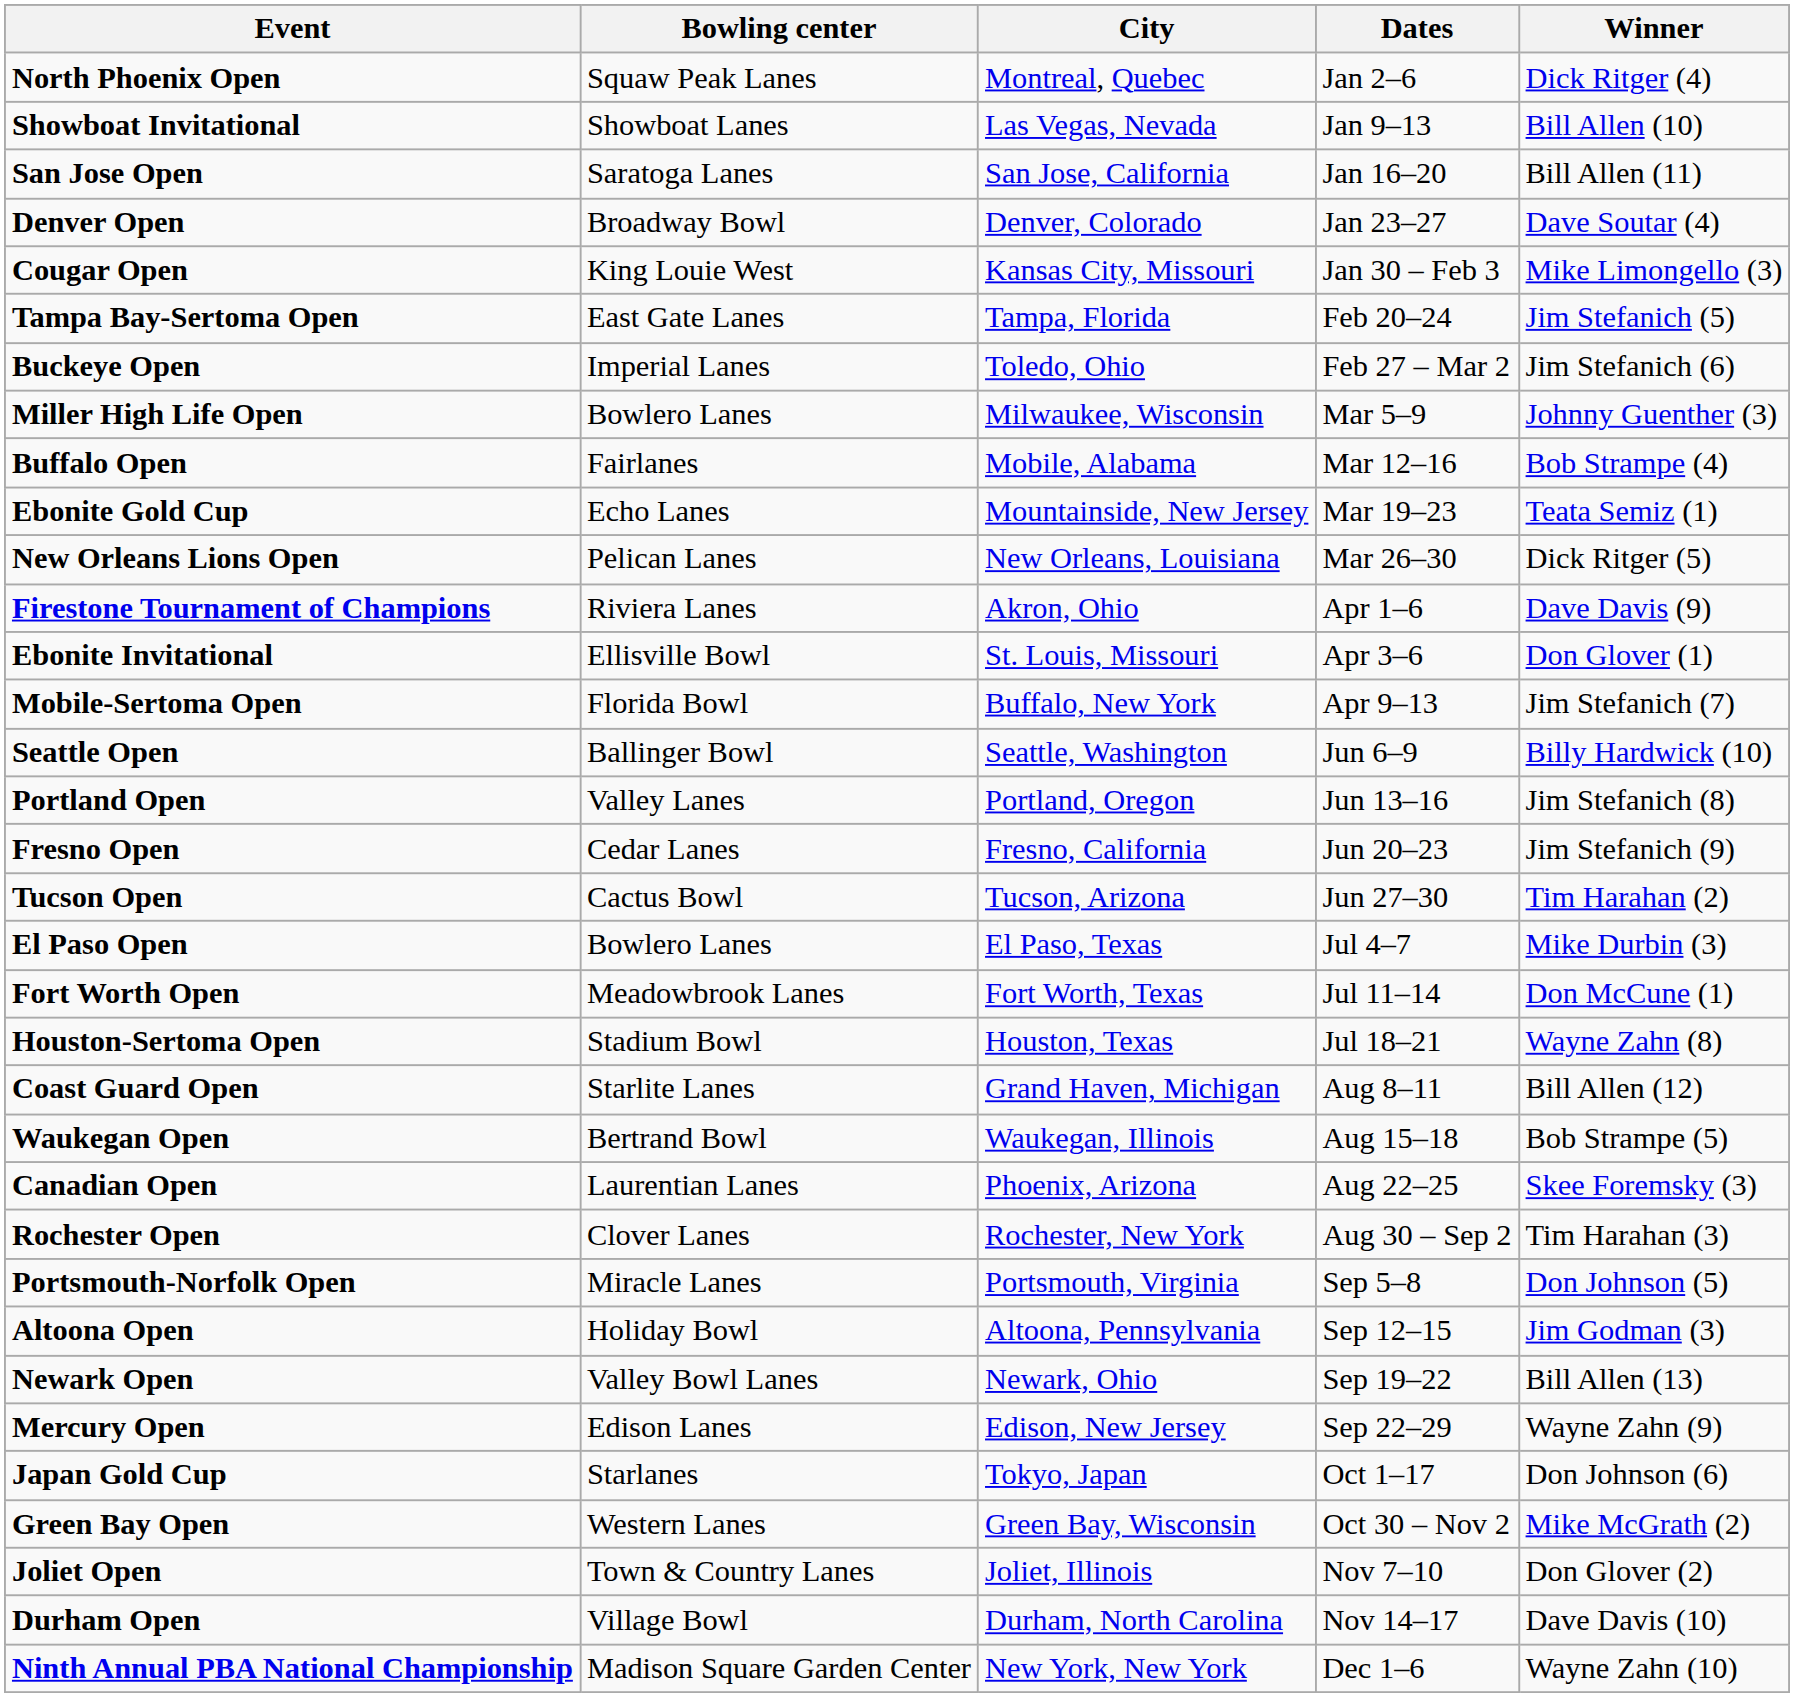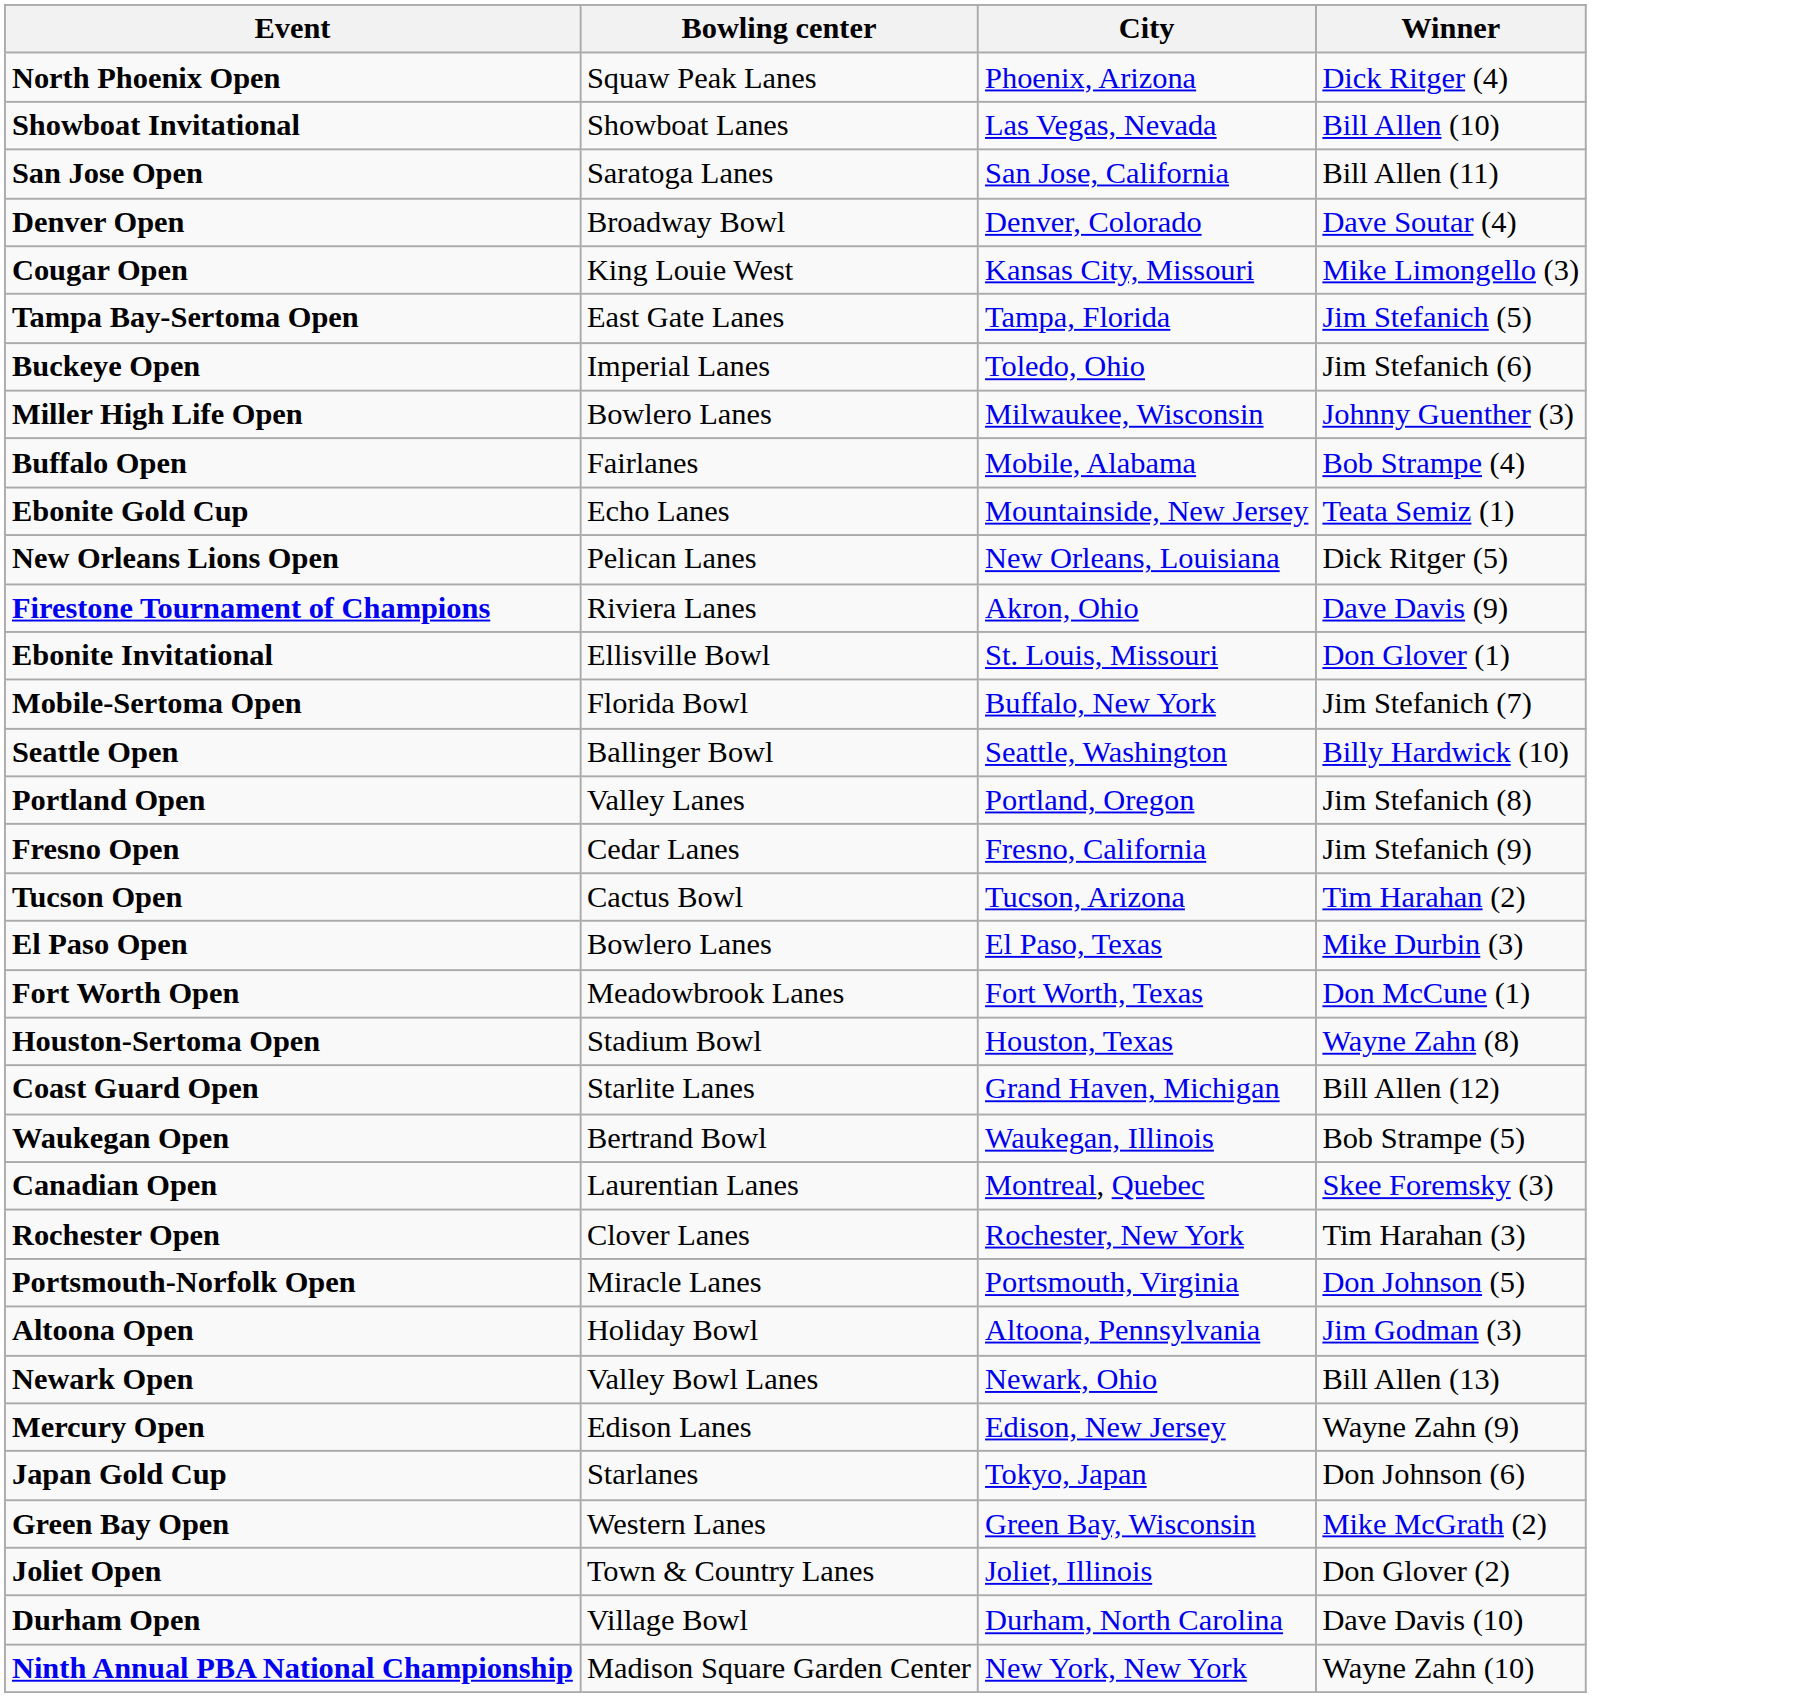- column: (1417, 28)
(1095, 76) Montreal, Quebec -> (1091, 76) Phoenix, Arizona
(1091, 1185) Phoenix, Arizona -> (1095, 1185) Montreal, Quebec
